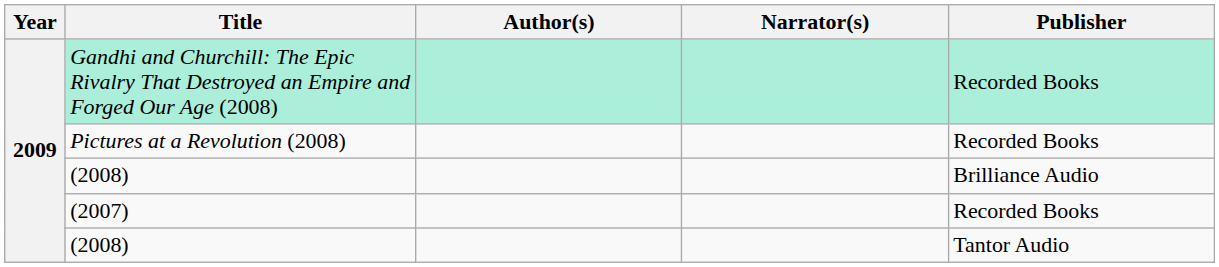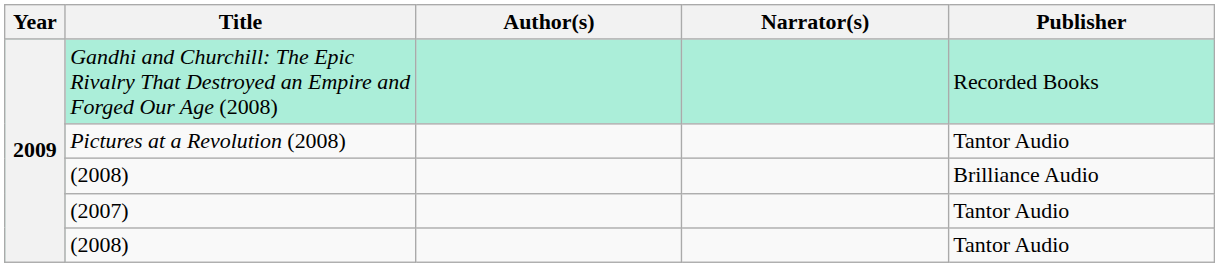(1026, 140) Recorded Books -> (1011, 140) Tantor Audio
(1026, 210) Recorded Books -> (1011, 210) Tantor Audio
